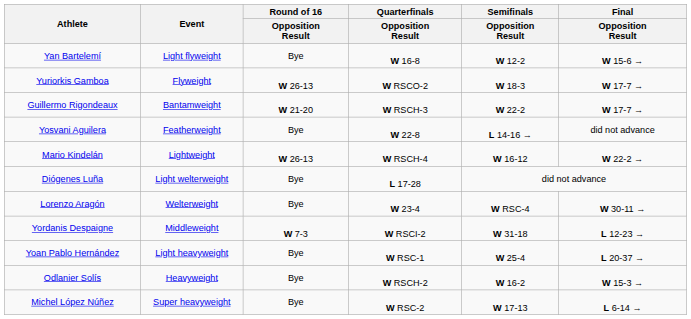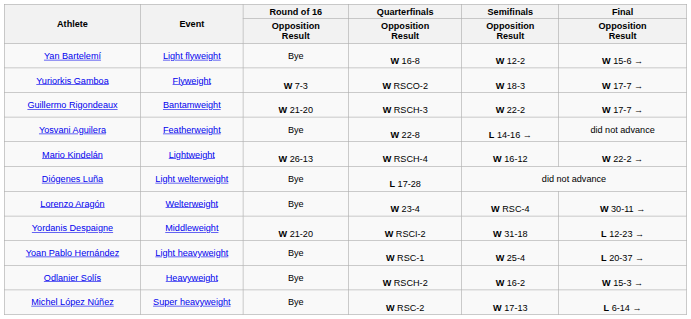(296, 86) W 26-13 -> (296, 86) W 7-3
(296, 233) W 7-3 -> (296, 233) W 21-20
